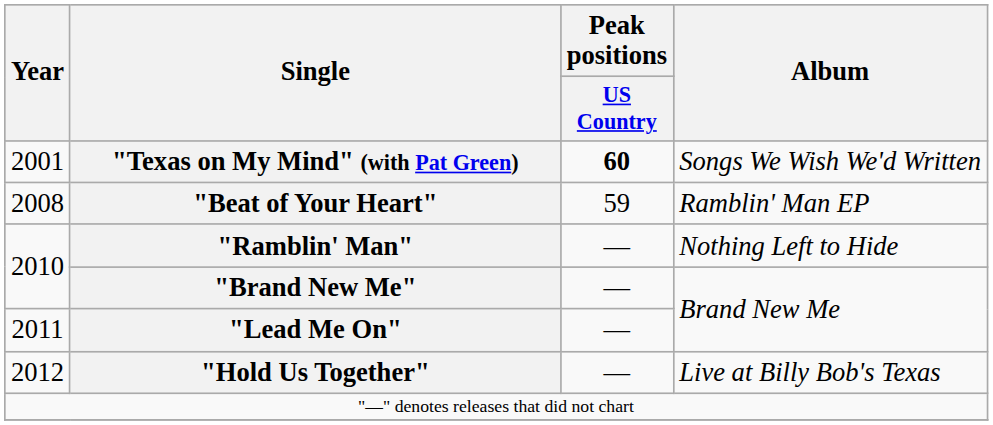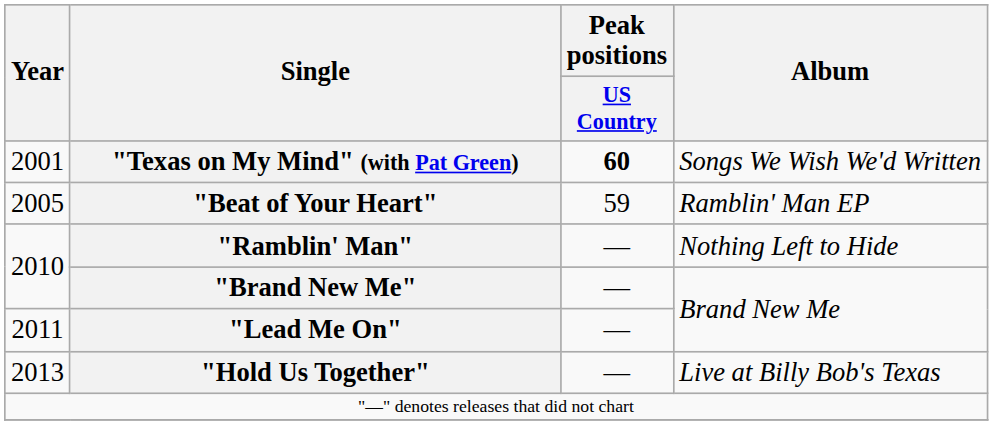(38, 203) 2008 -> (38, 203) 2005
(38, 371) 2012 -> (38, 371) 2013
